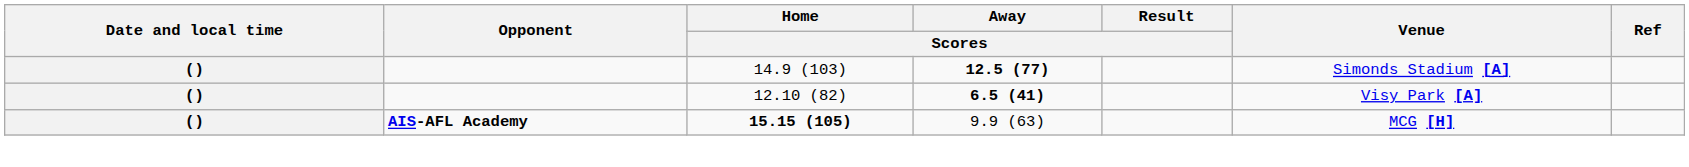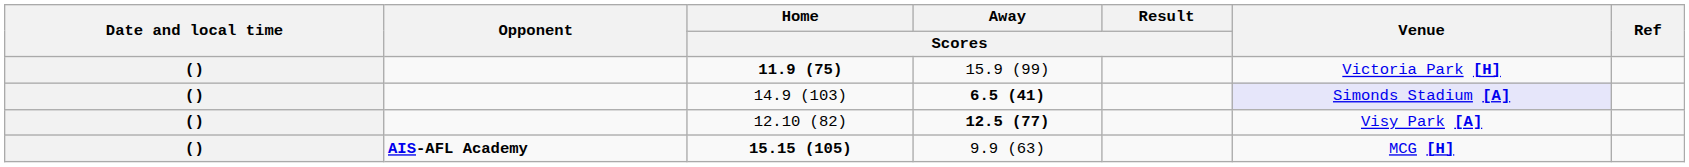+ row: (800, 70)
(1007, 70) 12.5 (77) -> (1007, 96) 6.5 (41)
(1422, 70) no background -> (1422, 96) lavender background
(1007, 96) 6.5 (41) -> (1007, 122) 12.5 (77)
